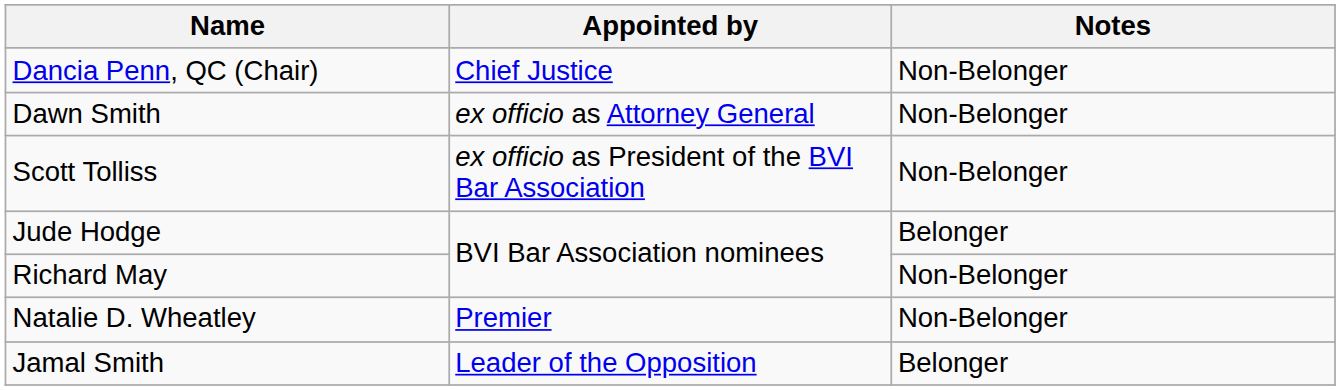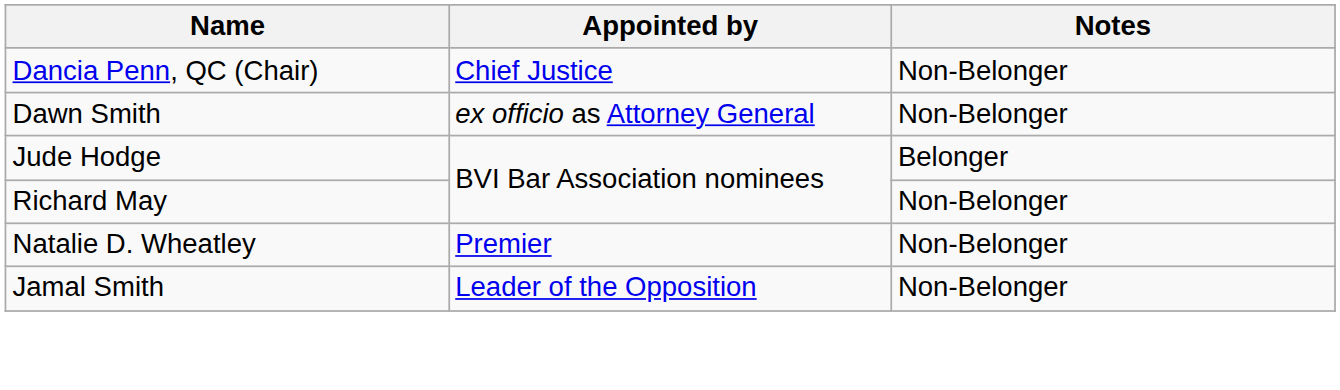- row: (85, 172)
(953, 362) Belonger -> (983, 288) Non-Belonger
